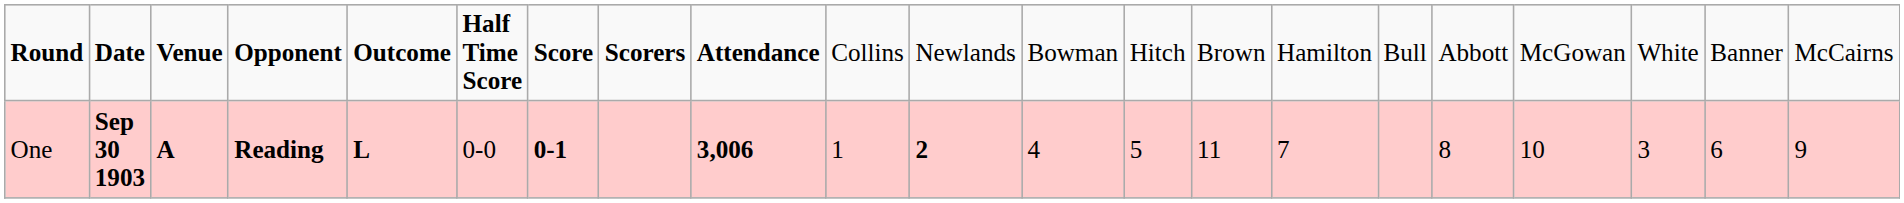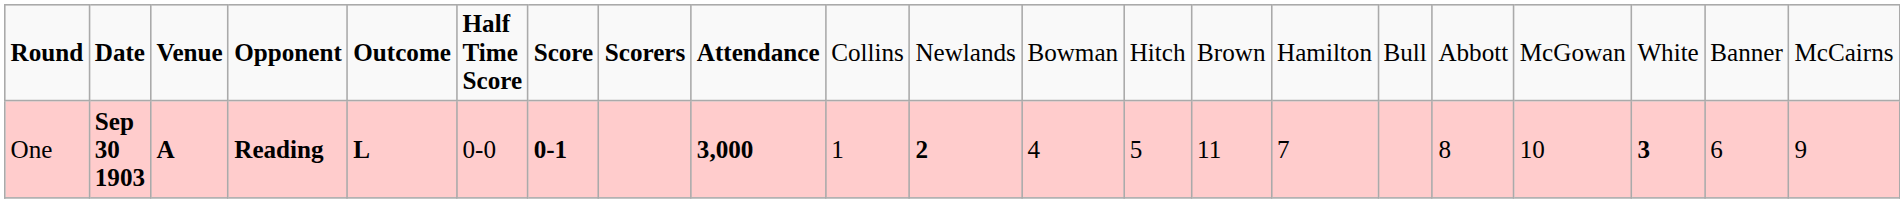(725, 149) 3,006 -> (725, 149) 3,000
(1644, 149) normal -> (1644, 149) bold
